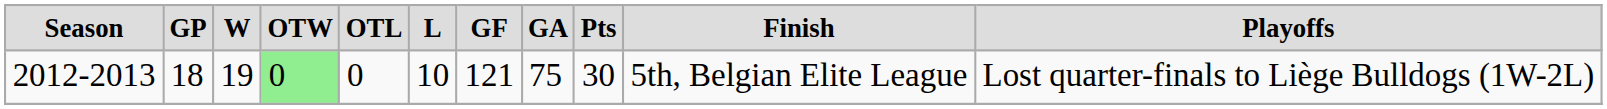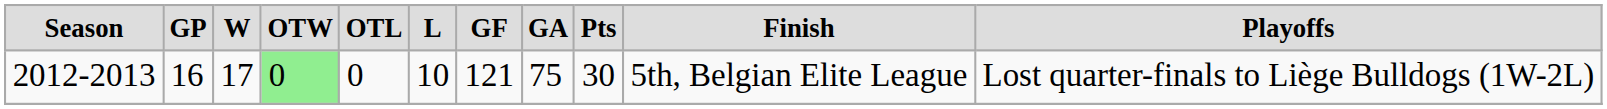(187, 76) 18 -> (187, 76) 16
(237, 76) 19 -> (237, 76) 17
